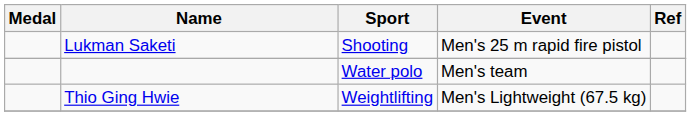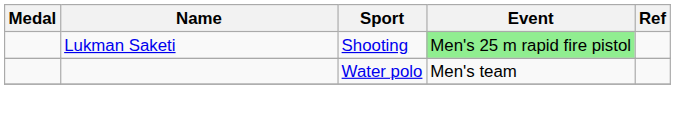(541, 45) no background -> (531, 45) lightgreen background
- row: (122, 98)
